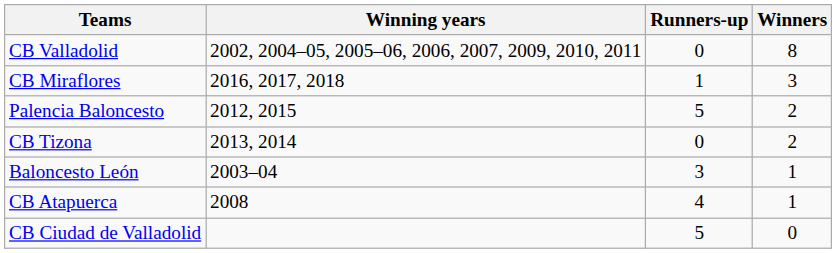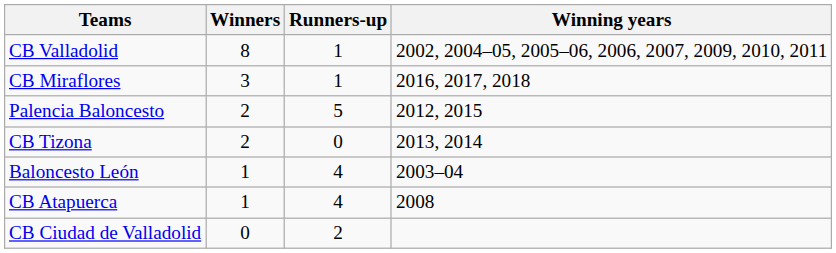columns swapped: (792, 19) <-> (426, 19)
(699, 50) 0 -> (338, 50) 1
(699, 171) 3 -> (338, 171) 4
(699, 232) 5 -> (338, 232) 2
